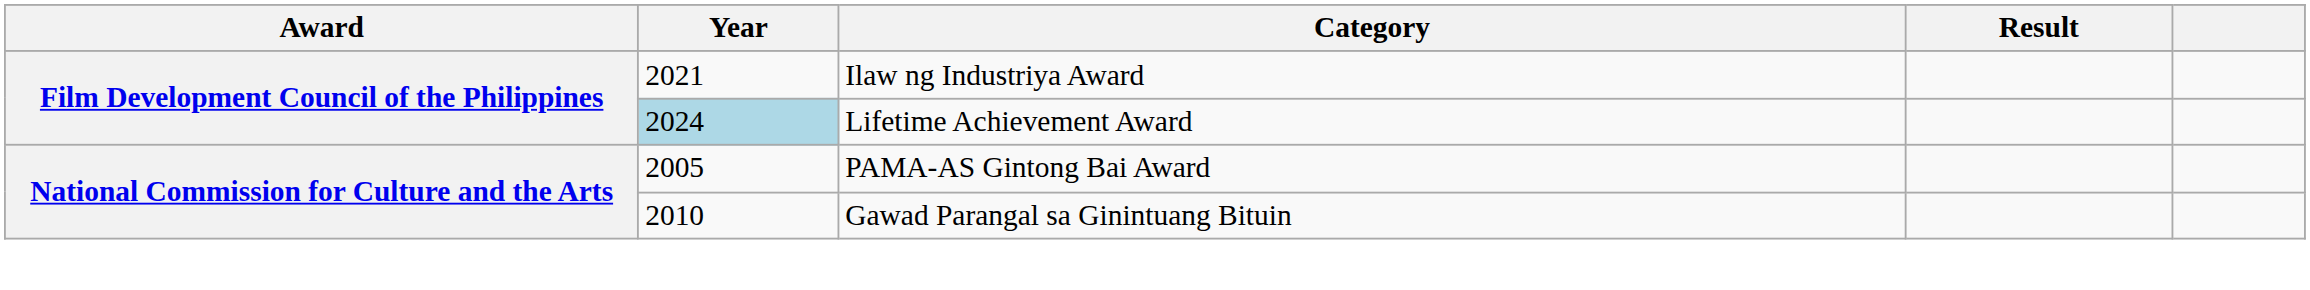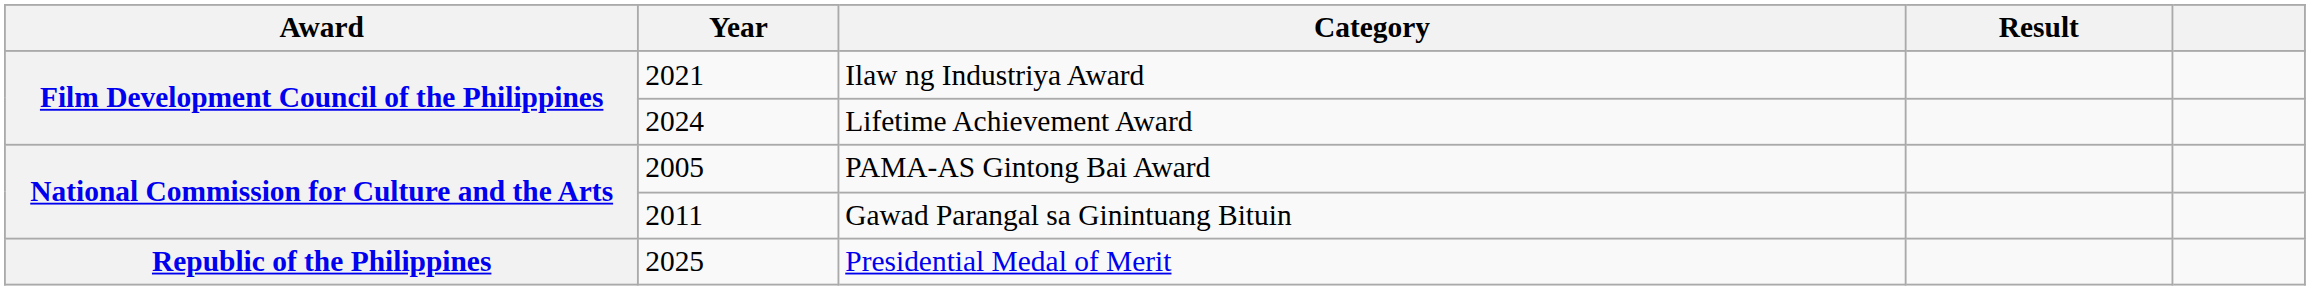(675, 121) lightblue background -> (675, 121) no background
(675, 214) 2010 -> (674, 214) 2011
+ row: (1008, 261)
